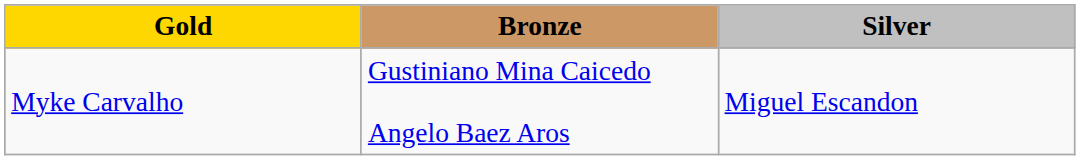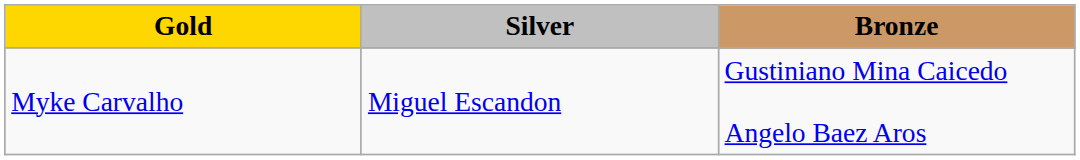columns swapped: (897, 26) <-> (540, 26)
